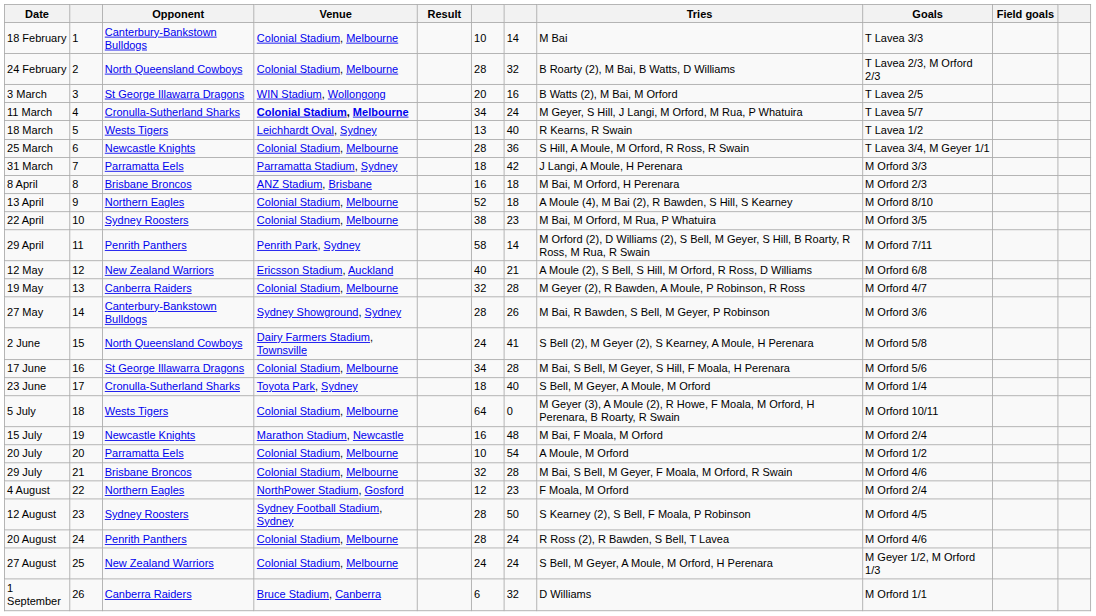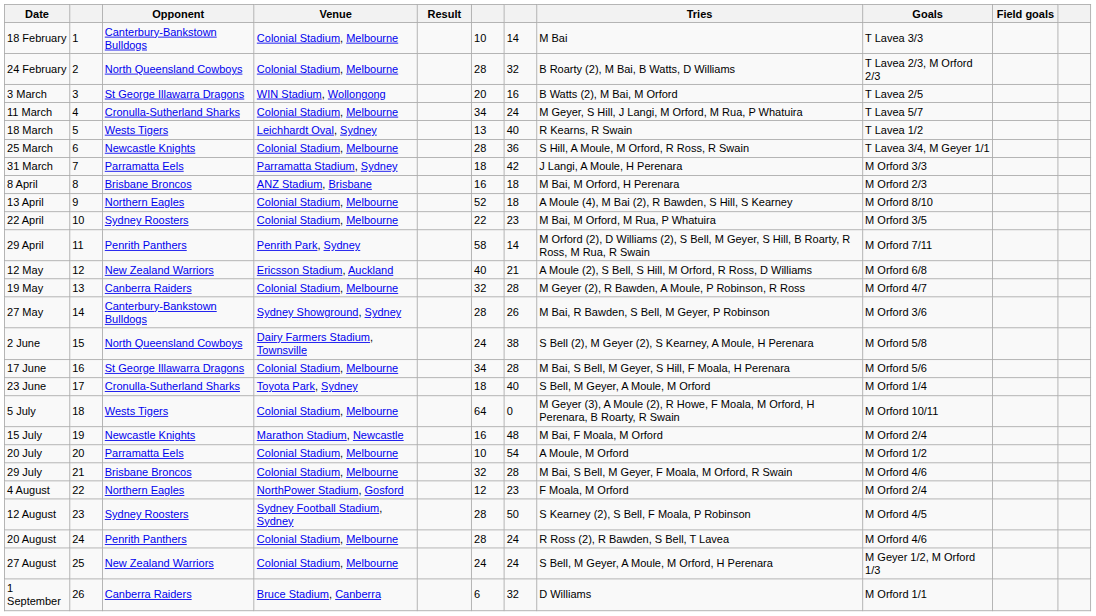(333, 112) bold -> (328, 112) normal
(480, 221) 38 -> (480, 221) 22
(513, 343) 41 -> (513, 343) 38
